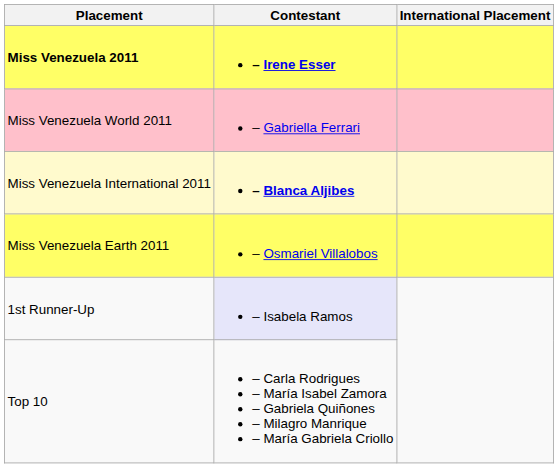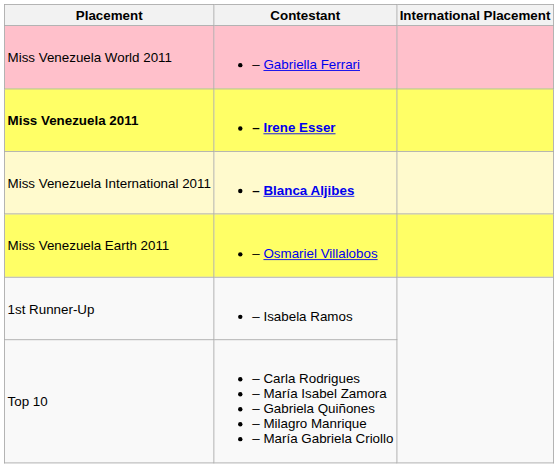rows swapped: (73, 57) <-> (90, 120)
(305, 316) lavender background -> (305, 316) no background
